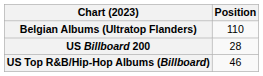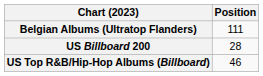(235, 29) 110 -> (235, 29) 111
